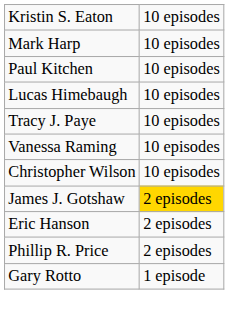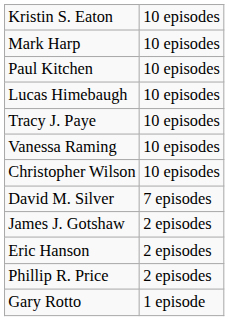+ row: (61, 198)
(177, 198) gold background -> (177, 224) no background
